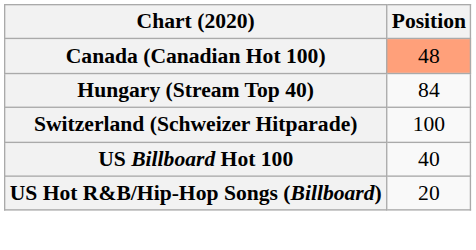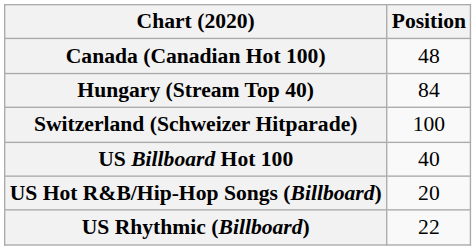(429, 55) lightsalmon background -> (429, 55) no background
+ row: (196, 227)
